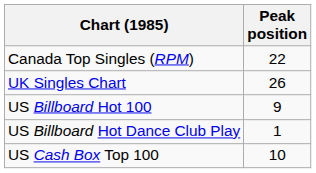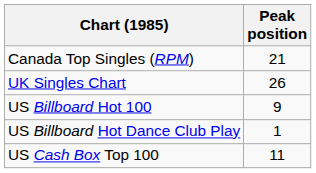(277, 58) 22 -> (277, 58) 21
(277, 155) 10 -> (277, 155) 11
